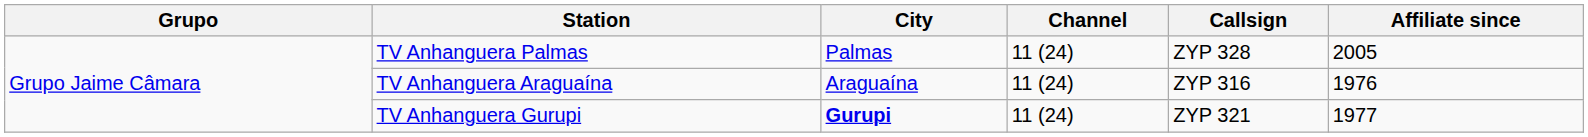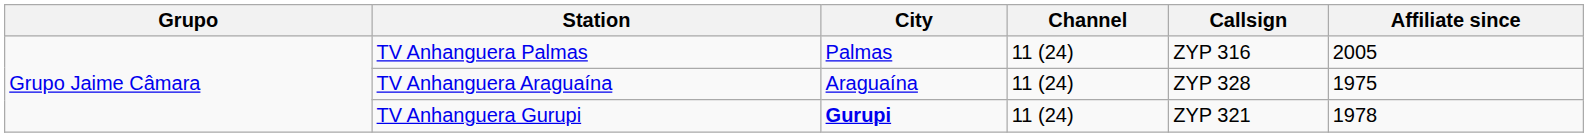(1212, 52) ZYP 328 -> (1212, 52) ZYP 316
(1212, 83) ZYP 316 -> (1212, 83) ZYP 328
(1355, 83) 1976 -> (1355, 83) 1975
(1355, 115) 1977 -> (1355, 115) 1978
